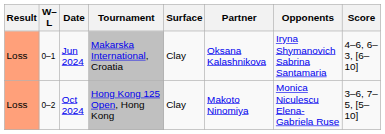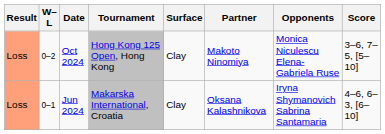rows swapped: (73, 55) <-> (73, 105)
